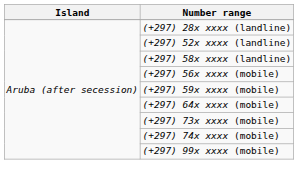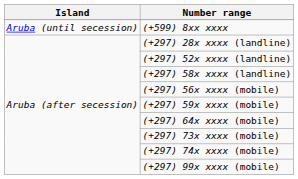+ row: (185, 28)
